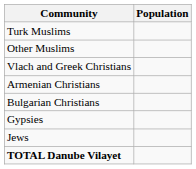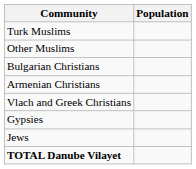rows swapped: (53, 102) <-> (69, 66)
